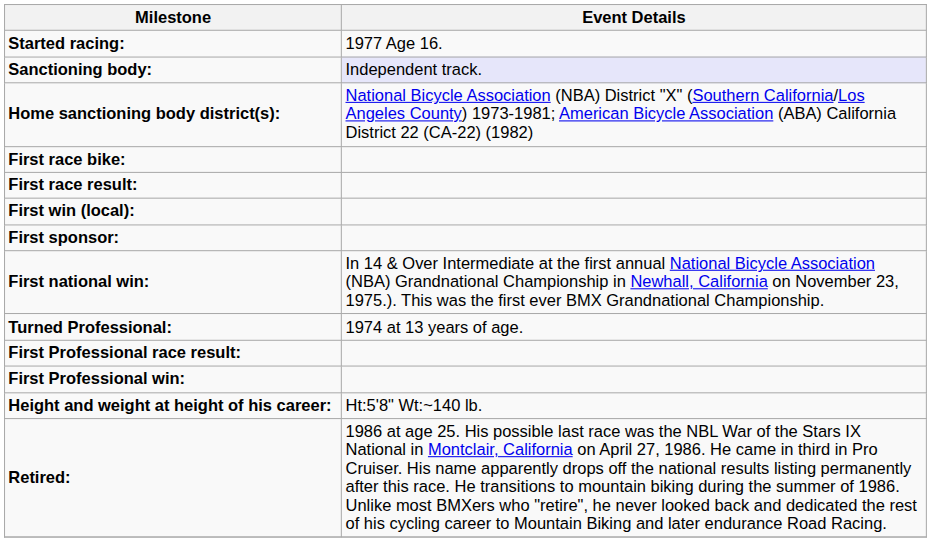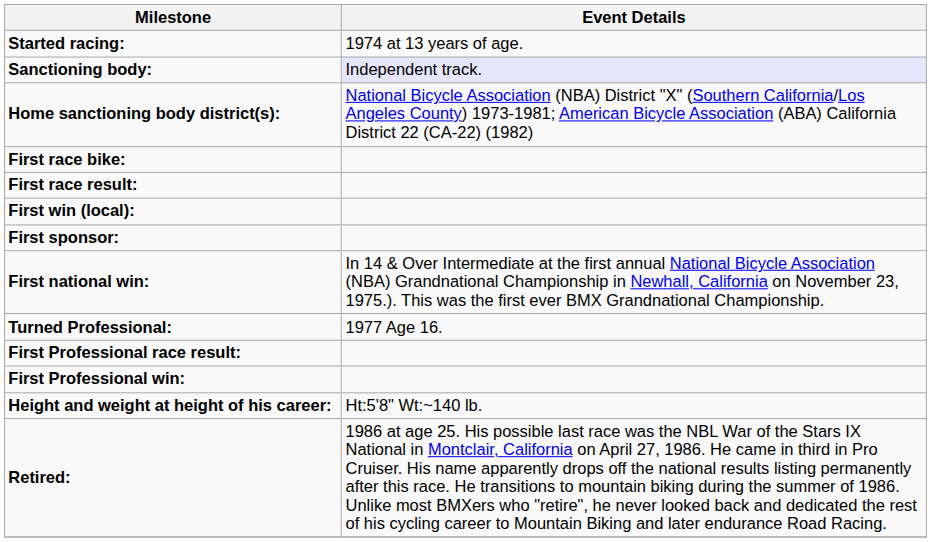(394, 43) 1977 Age 16. -> (434, 43) 1974 at 13 years of age.
(434, 326) 1974 at 13 years of age. -> (394, 326) 1977 Age 16.
